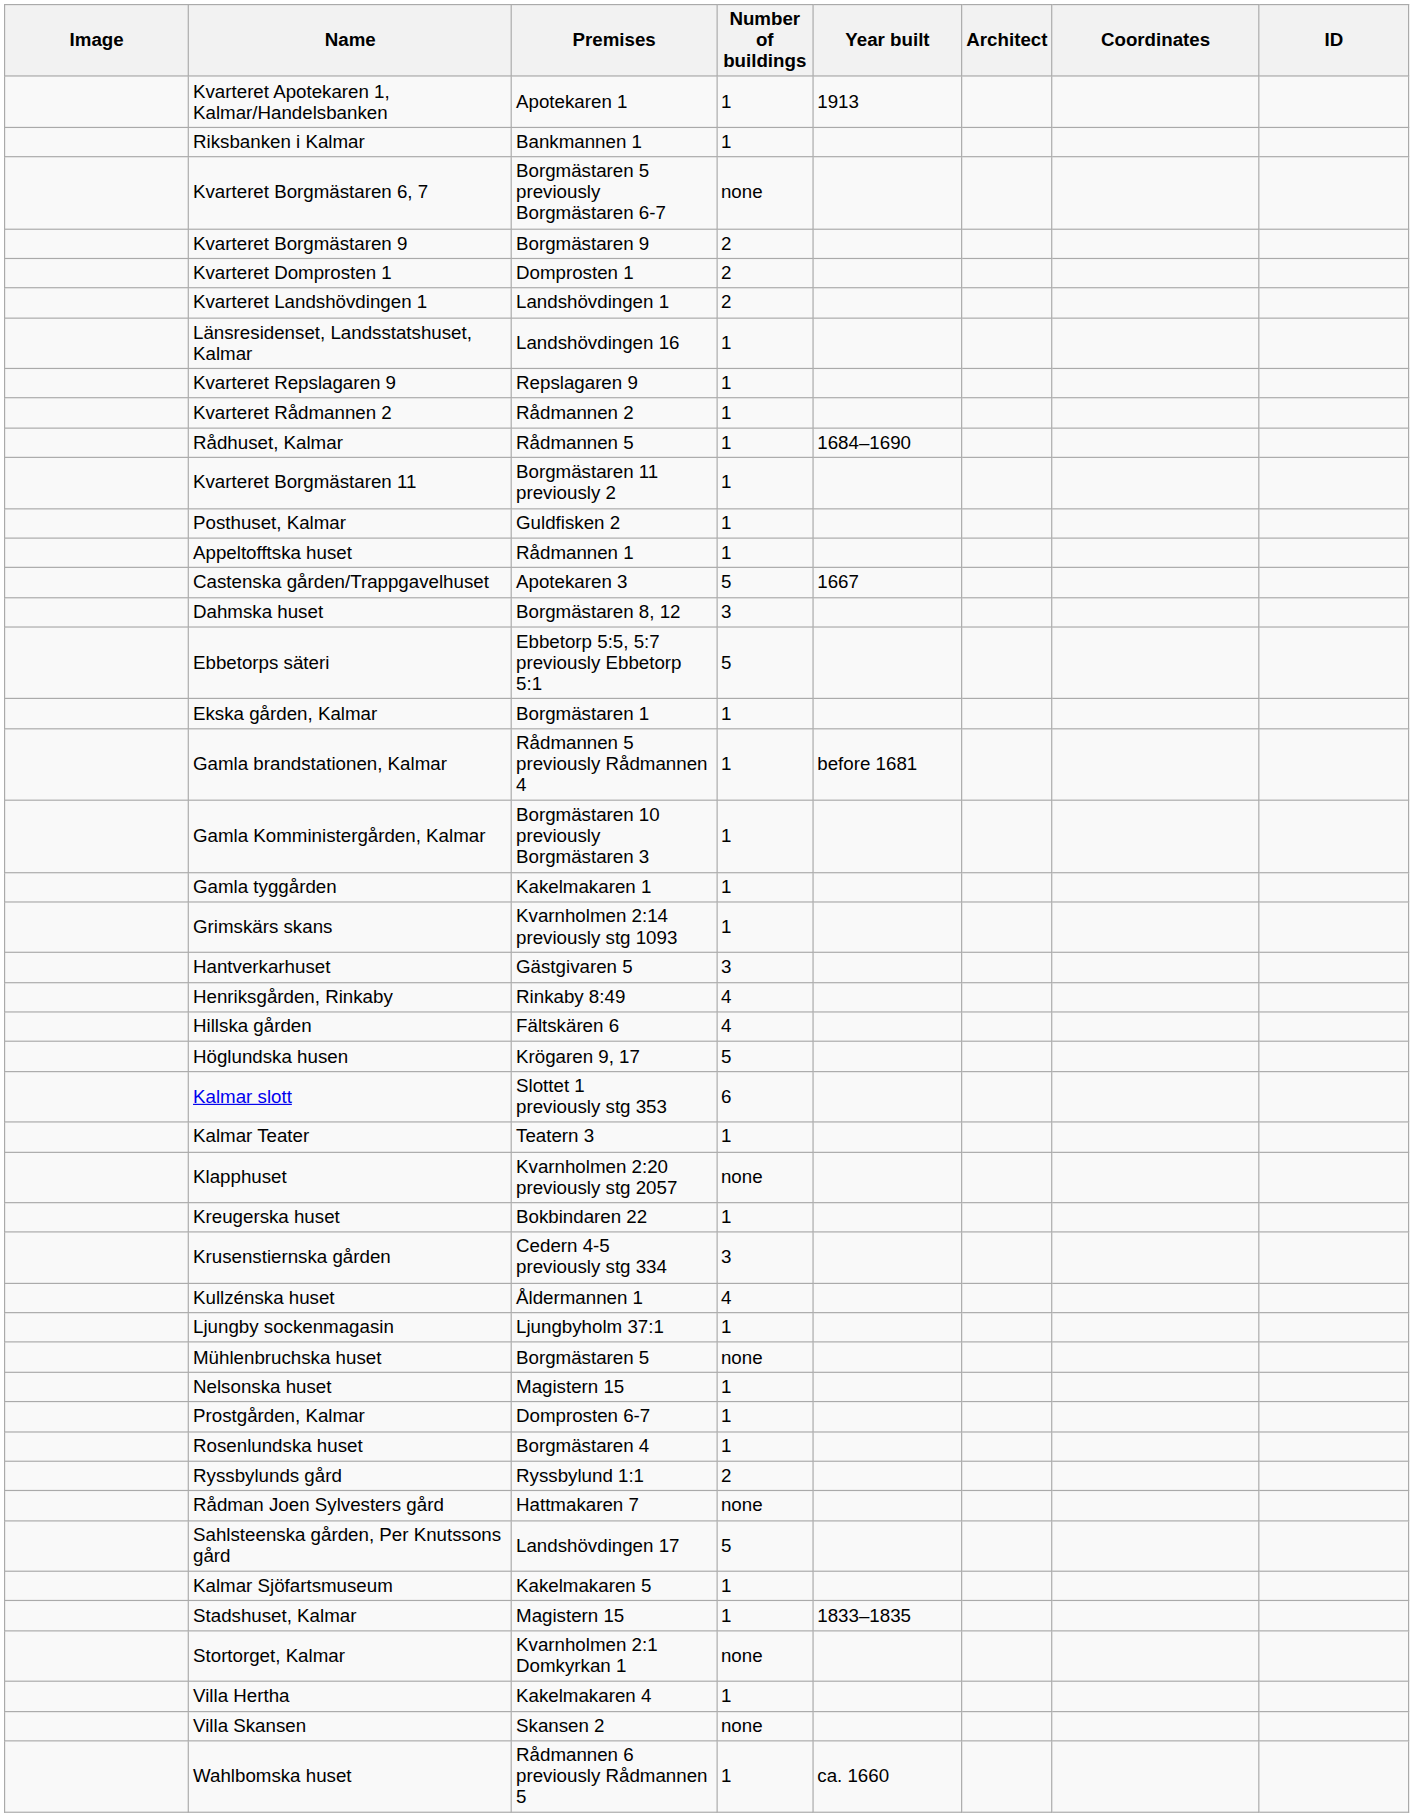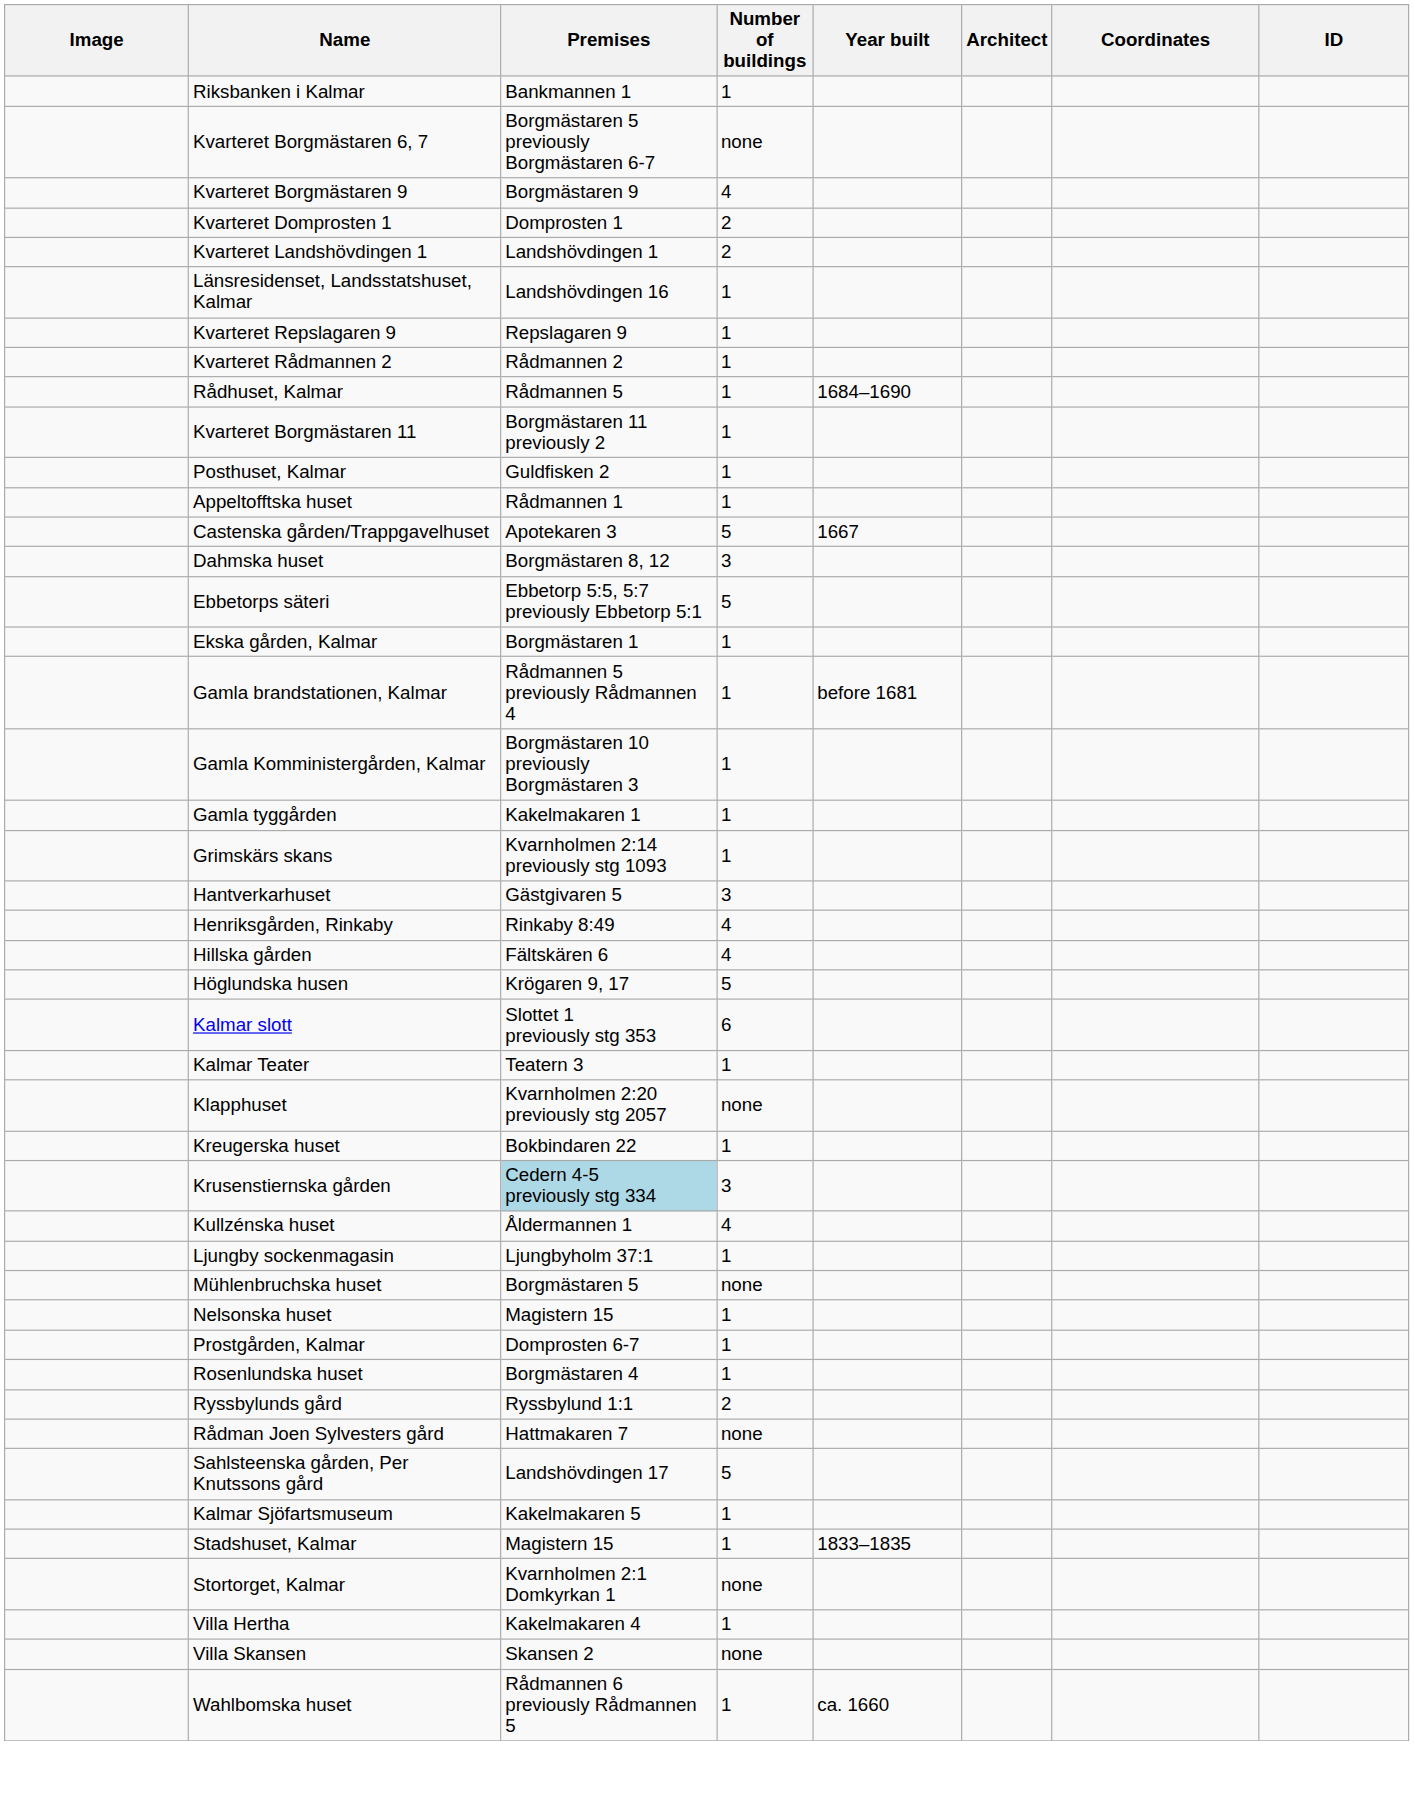- row: (291, 101)
(726, 243) 2 -> (726, 192) 4
(591, 1257) no background -> (581, 1185) lightblue background
